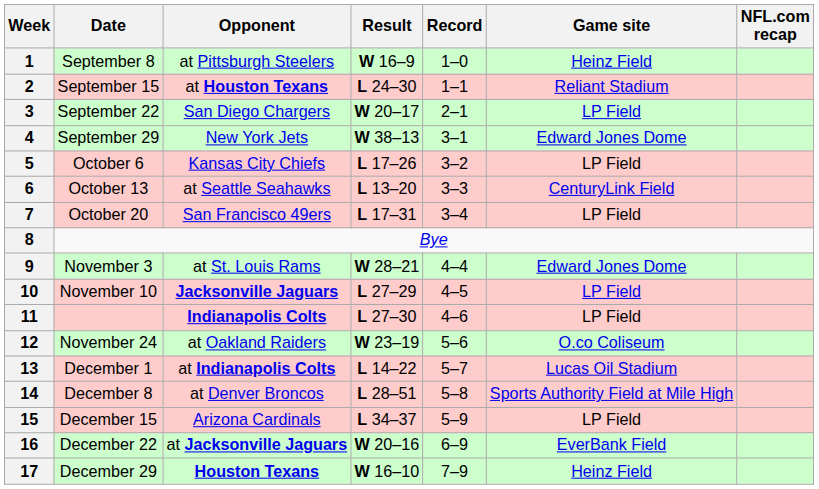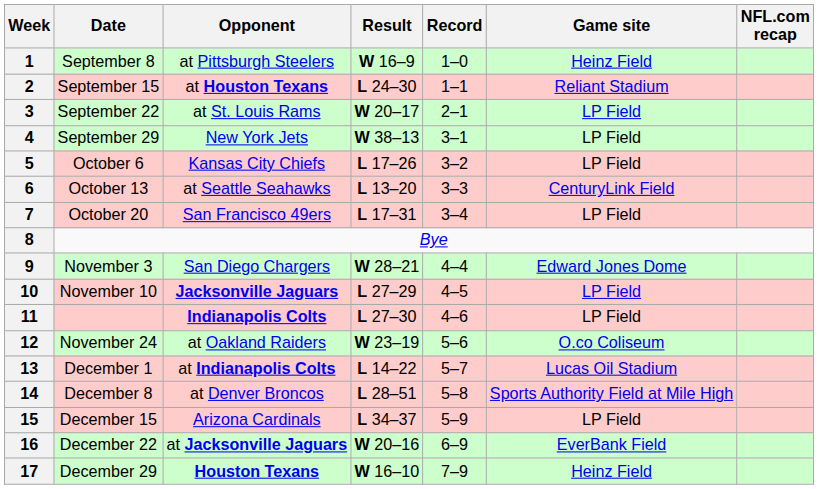(257, 112) San Diego Chargers -> (257, 112) at St. Louis Rams
(612, 138) Edward Jones Dome -> (612, 138) LP Field
(257, 266) at St. Louis Rams -> (257, 266) San Diego Chargers
